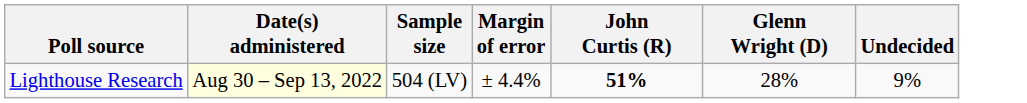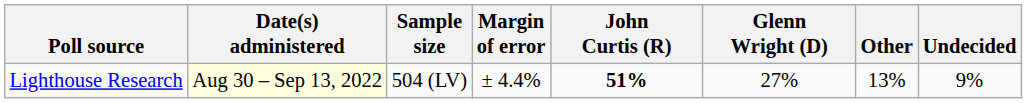+ column: (887, 46)
(779, 80) 28% -> (779, 80) 27%
